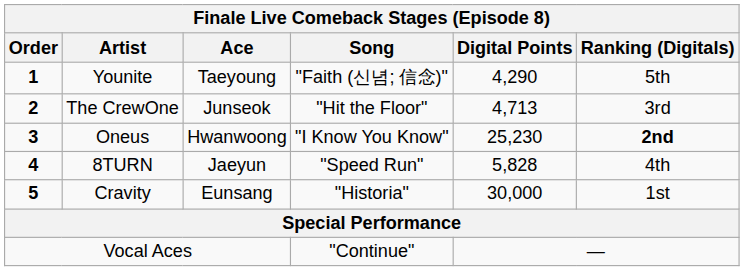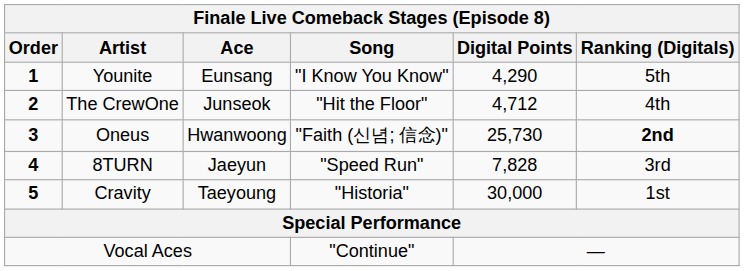(237, 77) Taeyoung -> (237, 76) Eunsang
(372, 77) "Faith (신념; 信念)" -> (372, 76) "I Know You Know"
(515, 108) 4,713 -> (515, 104) 4,712
(658, 108) 3rd -> (658, 104) 4th
(372, 136) "I Know You Know" -> (372, 134) "Faith (신념; 信念)"
(515, 136) 25,230 -> (515, 135) 25,730
(515, 165) 5,828 -> (515, 165) 7,828
(658, 165) 4th -> (658, 165) 3rd
(237, 194) Eunsang -> (237, 194) Taeyoung
